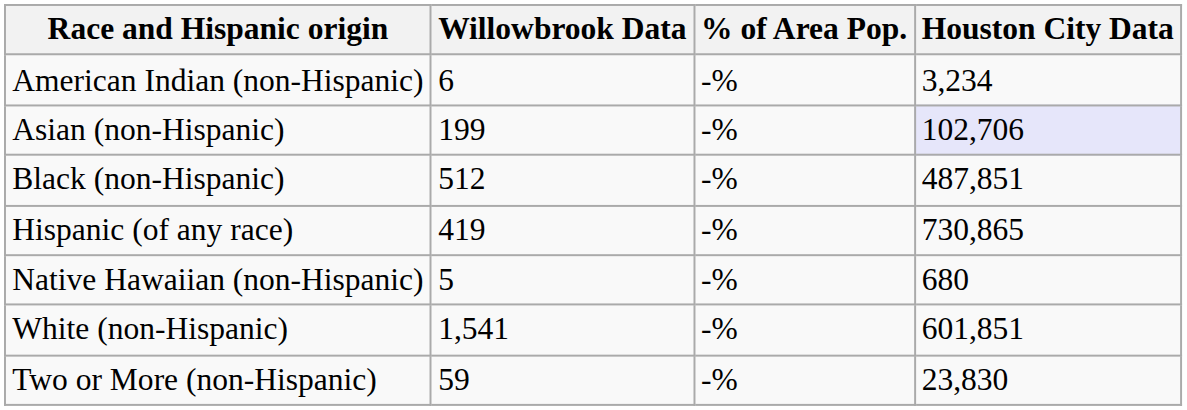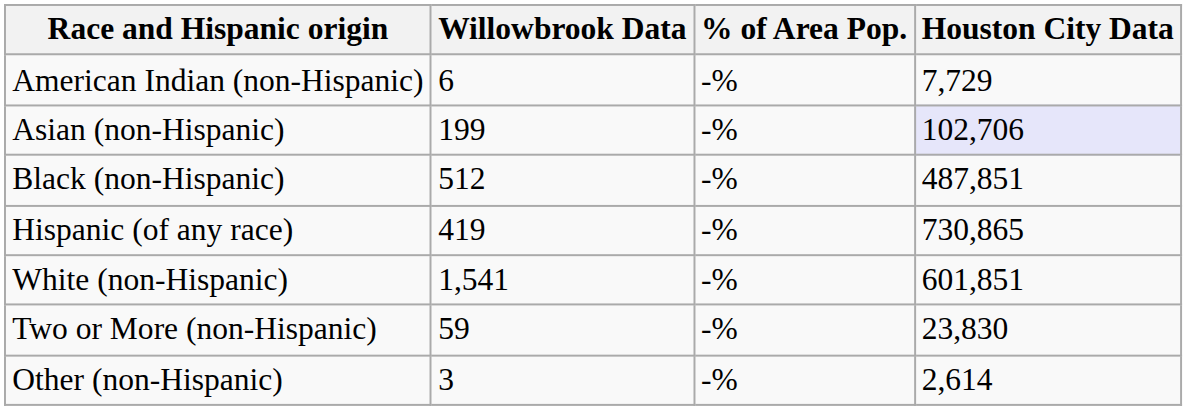(957, 79) 3,234 -> (957, 79) 7,729
- row: (218, 279)
+ row: (147, 379)
